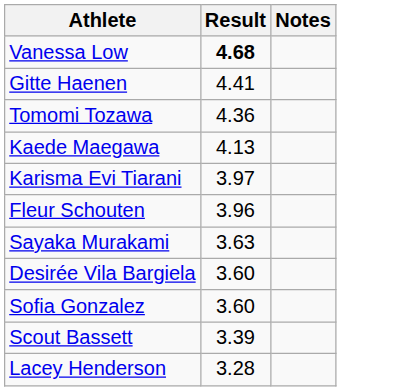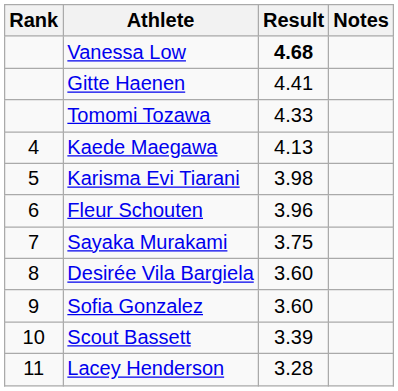+ column: (34, 20)
(235, 115) 4.36 -> (294, 115) 4.33
(235, 178) 3.97 -> (294, 178) 3.98
(235, 242) 3.63 -> (294, 242) 3.75
